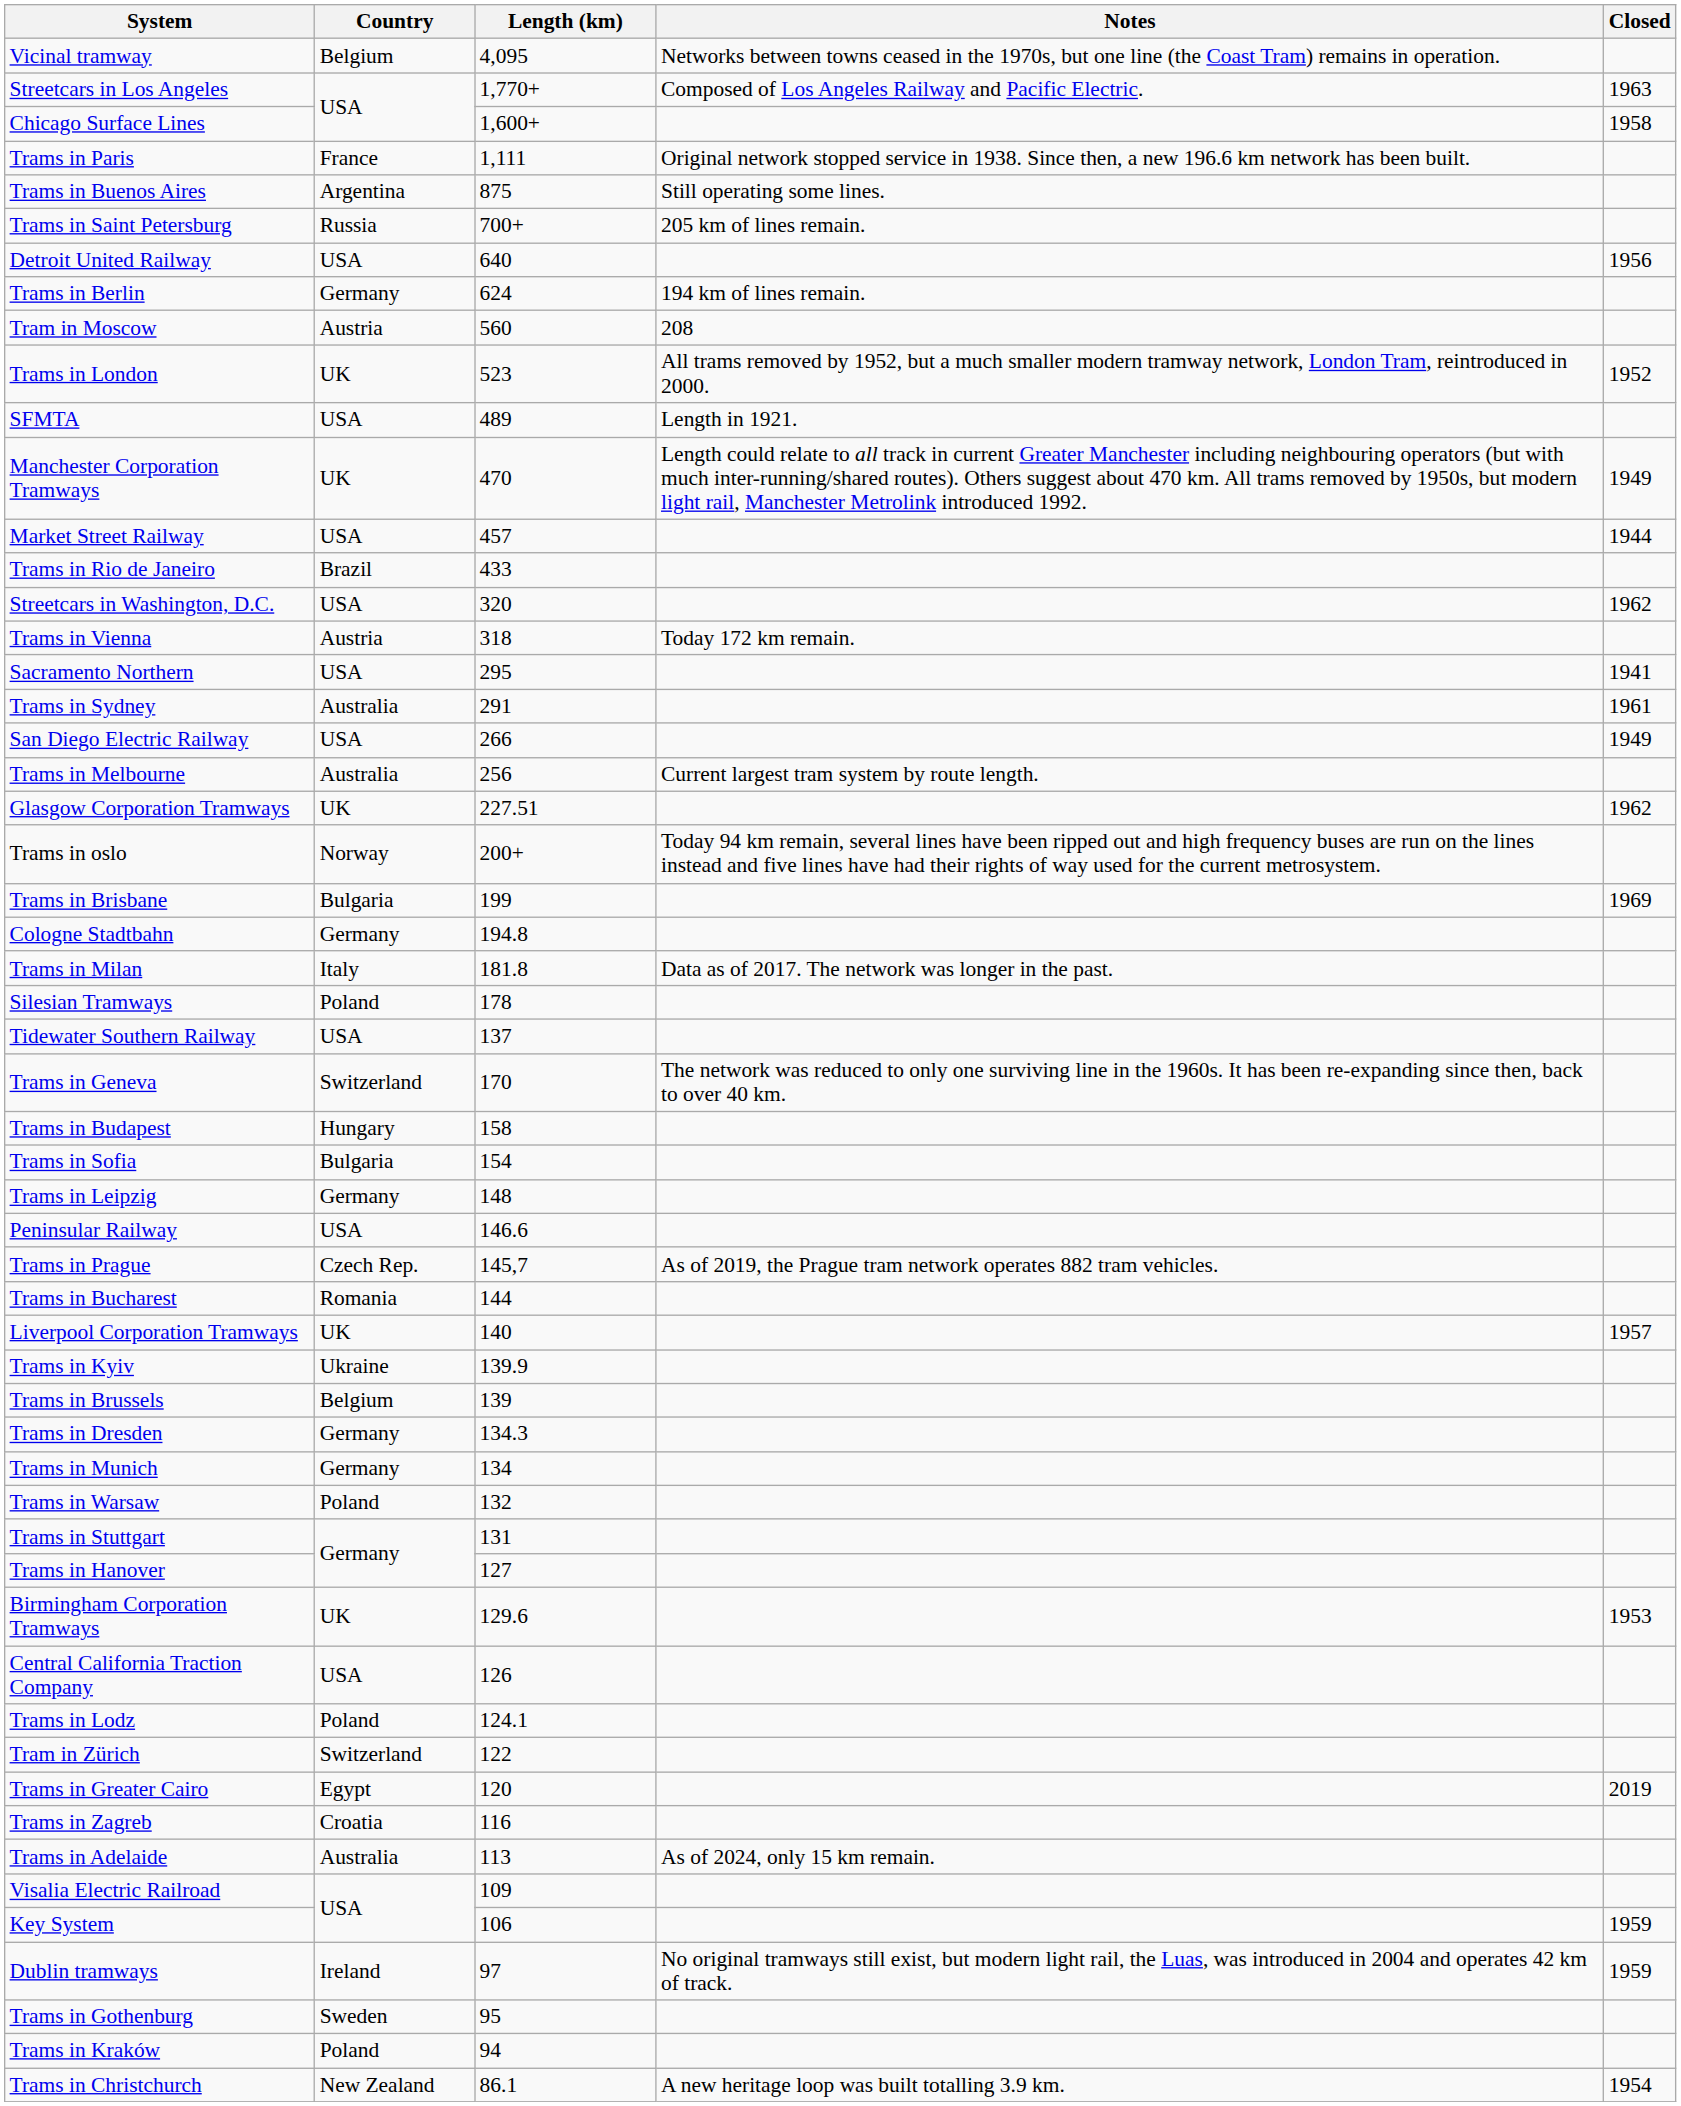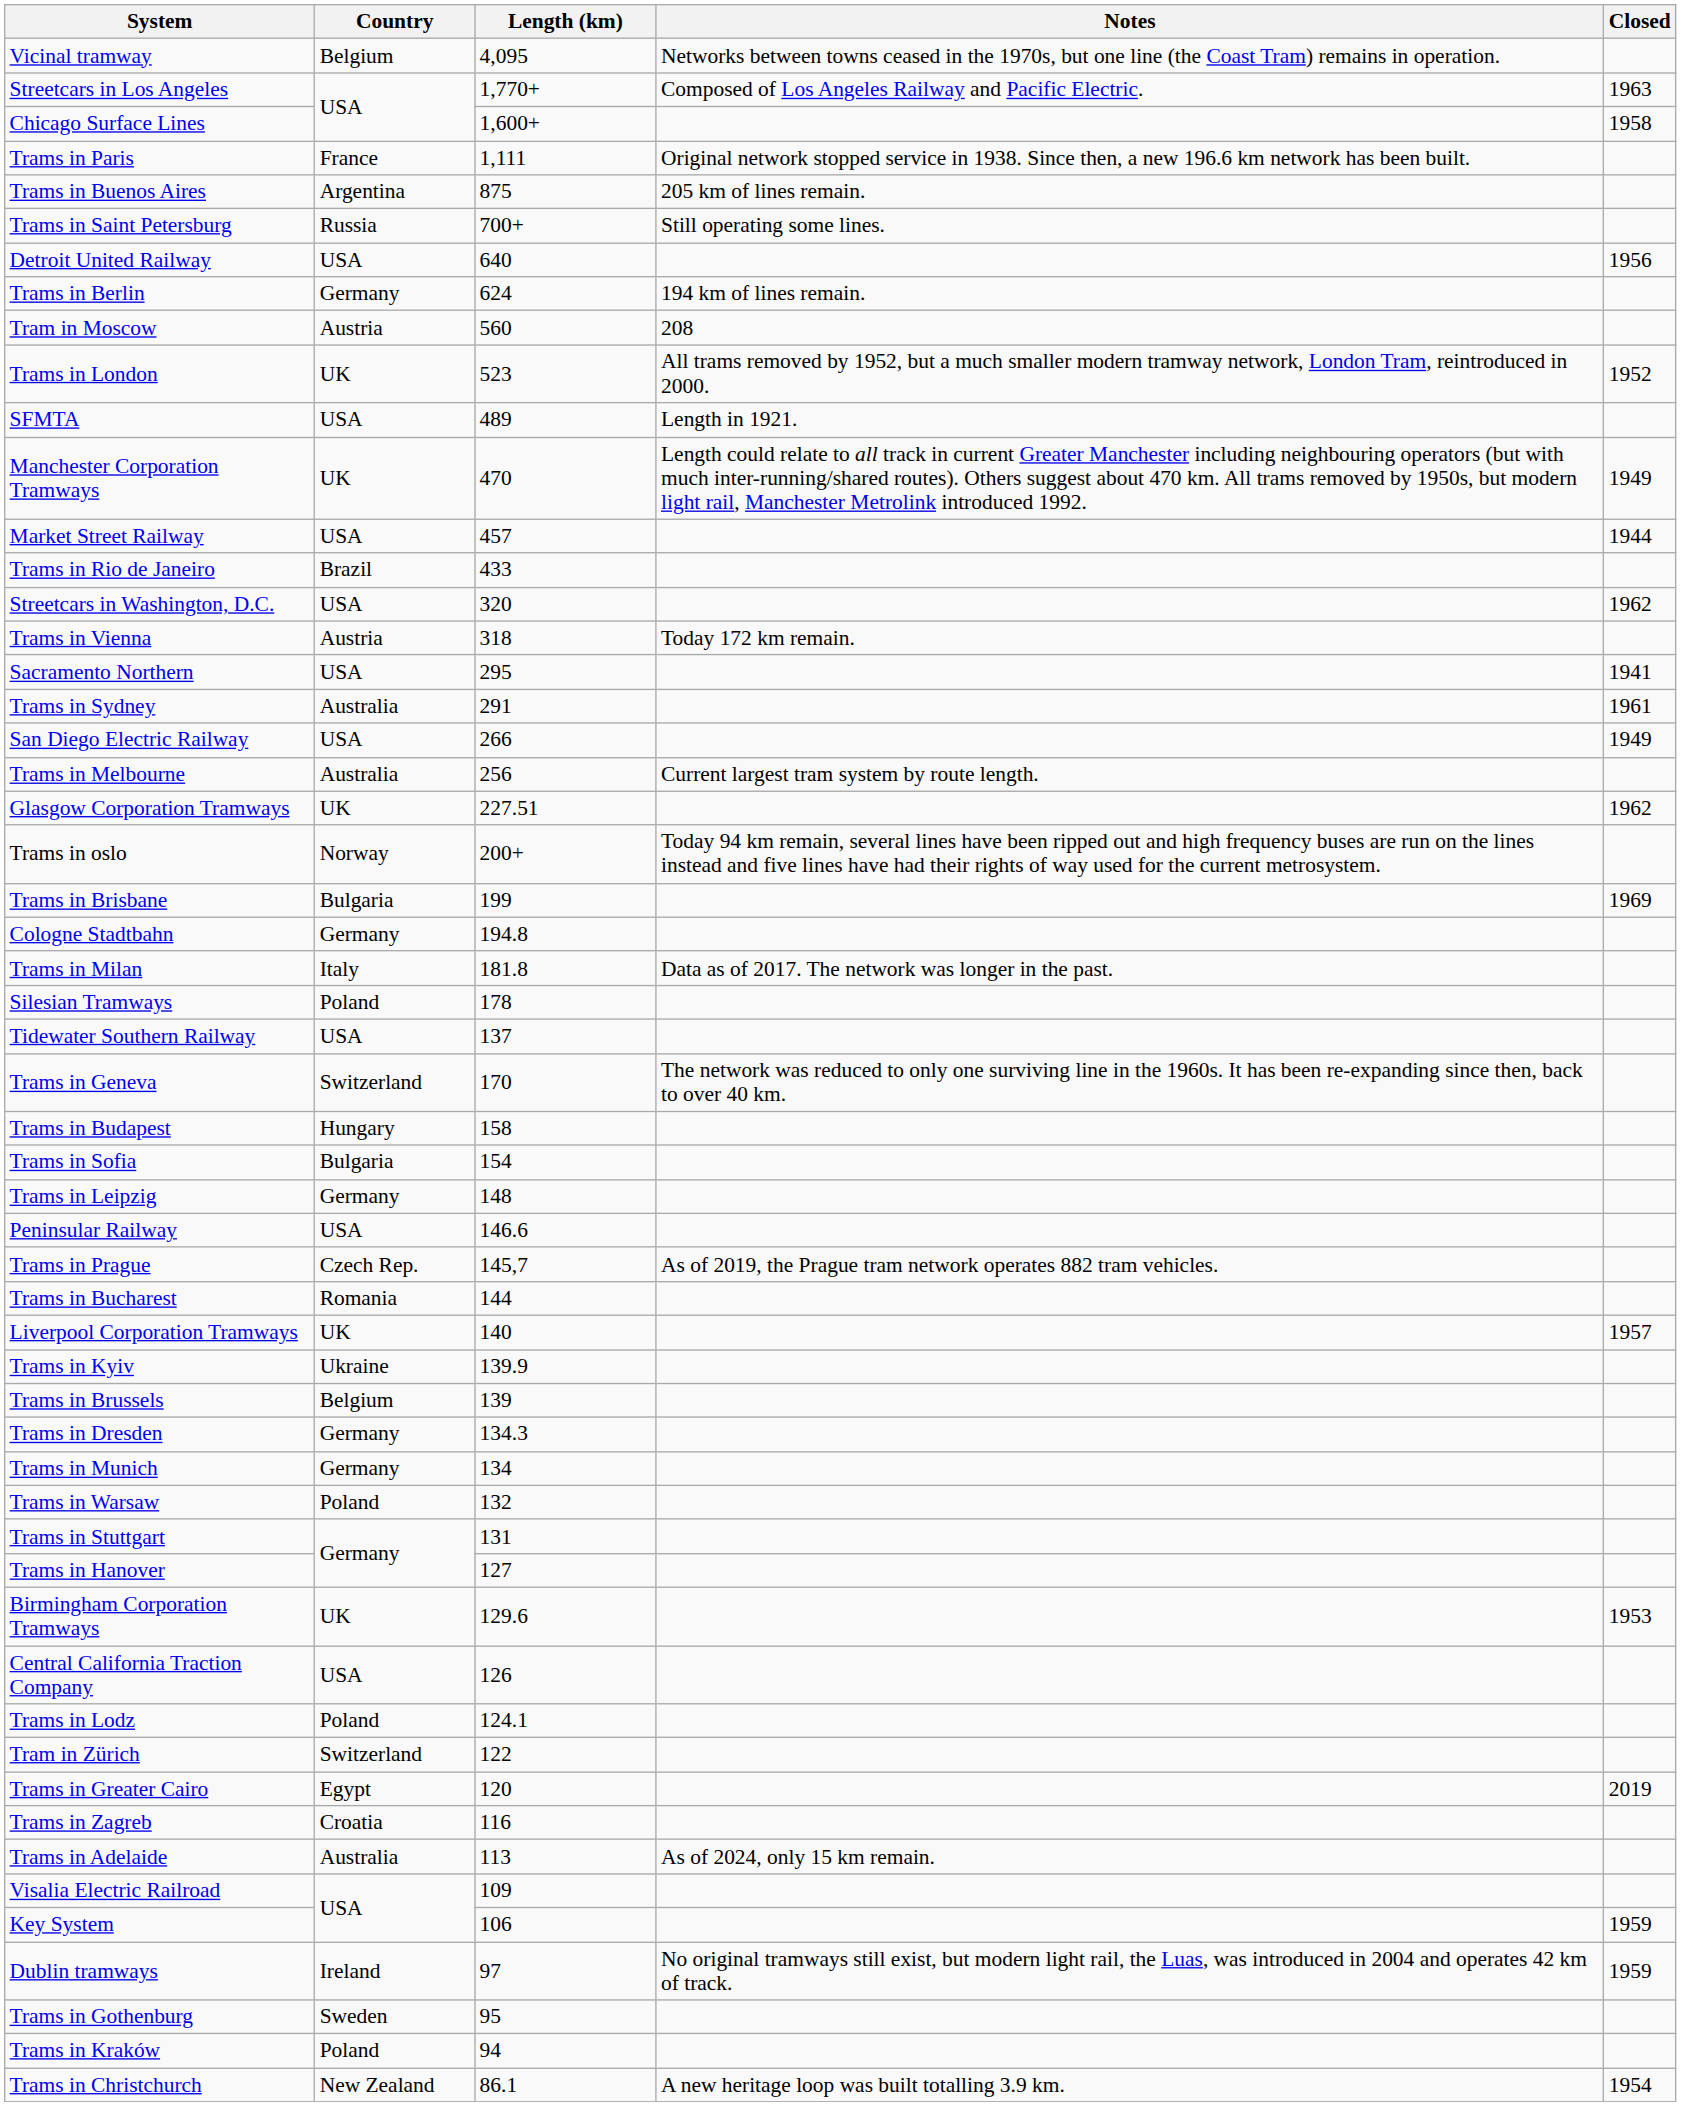(773, 191) Still operating some lines. -> (763, 191) 205 km of lines remain.
(763, 225) 205 km of lines remain. -> (773, 225) Still operating some lines.
